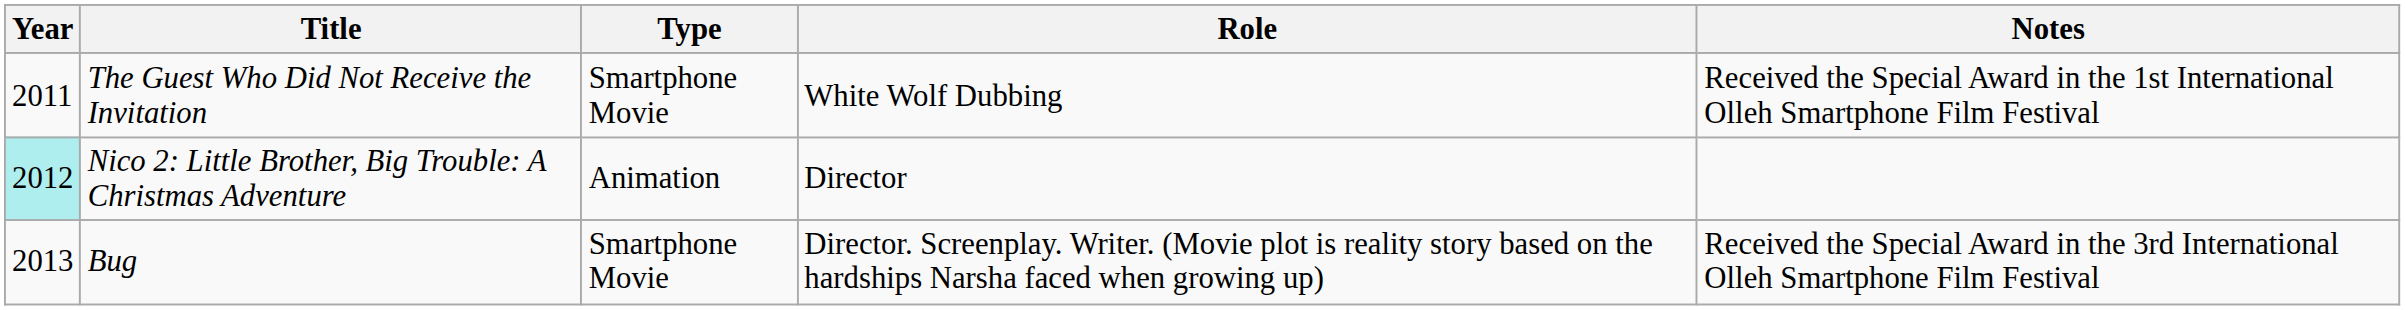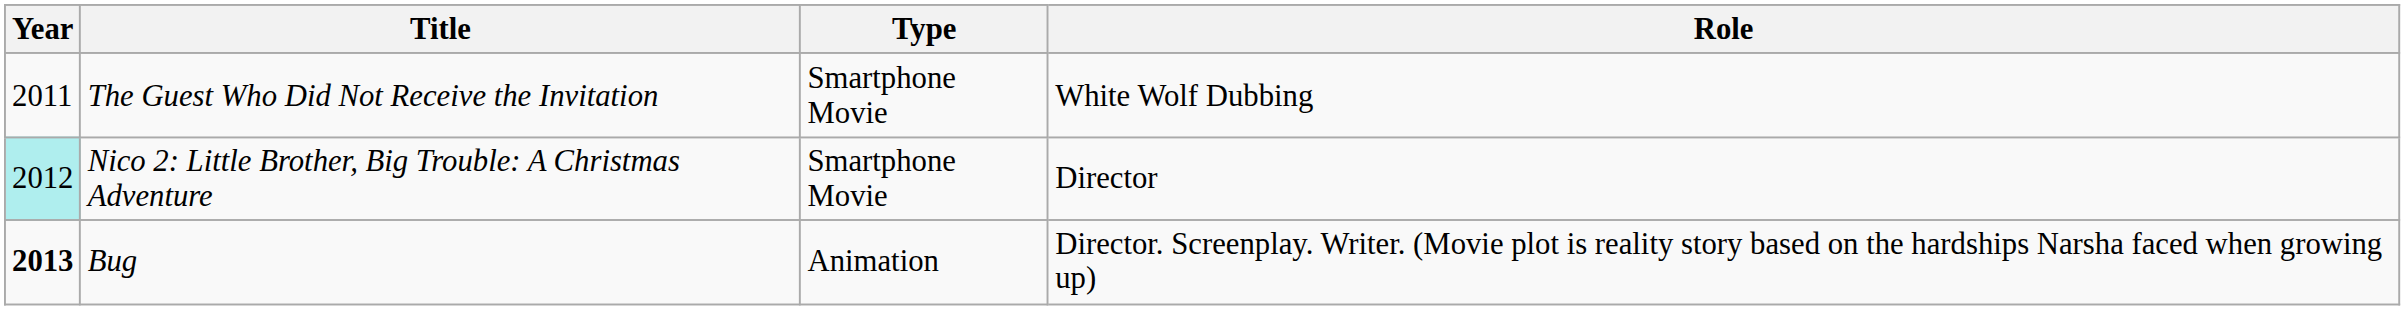- column: (2048, 28)
(654, 178) Animation -> (882, 178) Smartphone Movie
(43, 261) normal -> (43, 261) bold
(663, 261) Smartphone Movie -> (873, 261) Animation
